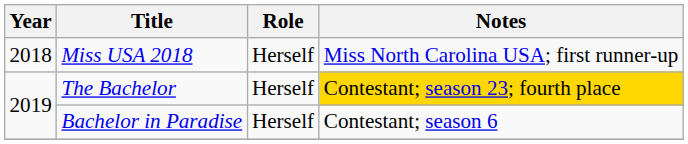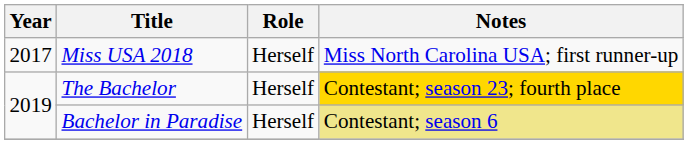(31, 54) 2018 -> (31, 54) 2017
(411, 121) no background -> (411, 121) khaki background
